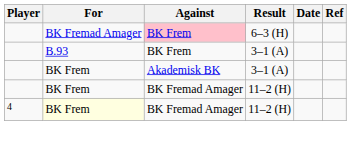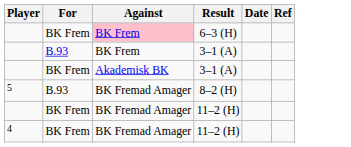(93, 32) BK Fremad Amager -> (68, 32) BK Frem
+ row: (10, 88)
(68, 109) lightyellow background -> (68, 131) no background
